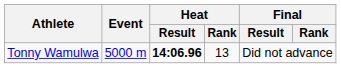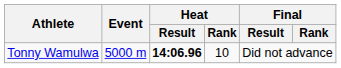(222, 53) 13 -> (222, 53) 10
